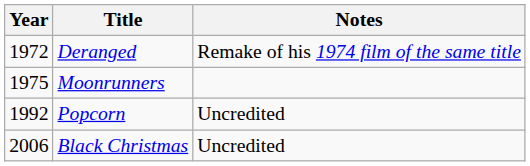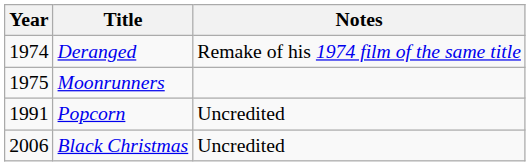(29, 51) 1972 -> (29, 51) 1974
(29, 113) 1992 -> (29, 113) 1991
